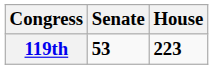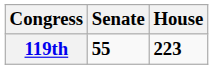(101, 49) 53 -> (101, 49) 55
